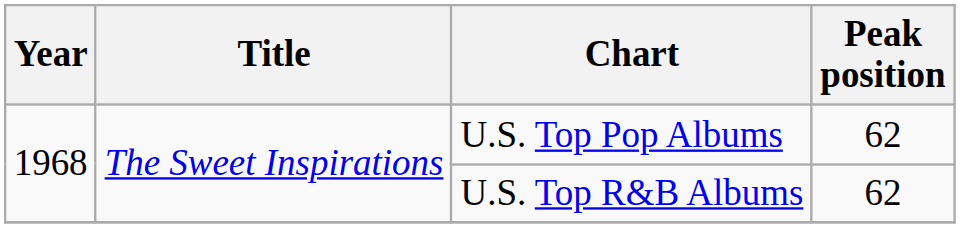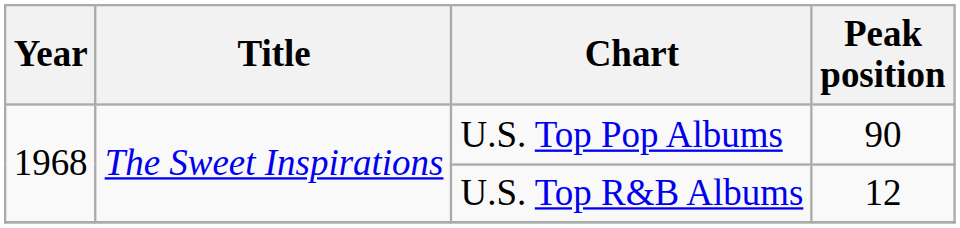(883, 134) 62 -> (883, 134) 90
(883, 192) 62 -> (883, 192) 12
